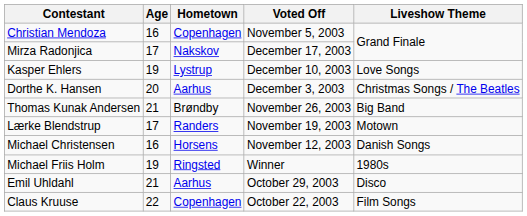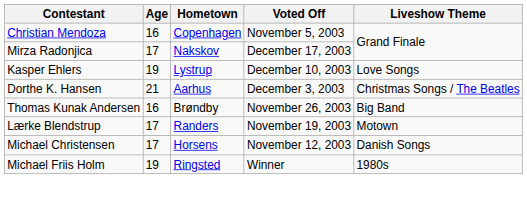(152, 89) 20 -> (152, 89) 21
(152, 108) 21 -> (152, 108) 16
(152, 145) 16 -> (152, 145) 17
- row: (40, 183)
- row: (43, 202)
